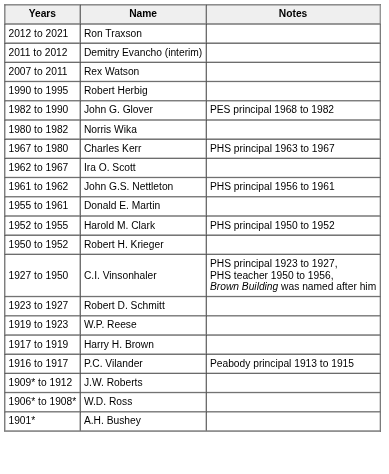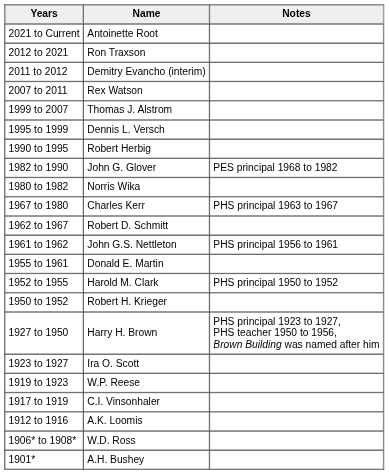+ row: (44, 33)
+ row: (38, 110)
+ row: (38, 129)
(110, 168) Ira O. Scott -> (128, 225) Robert D. Schmitt
(120, 275) C.I. Vinsonhaler -> (122, 333) Harry H. Brown
(124, 306) Robert D. Schmitt -> (113, 363) Ira O. Scott
(119, 344) Harry H. Brown -> (124, 402) C.I. Vinsonhaler
- row: (38, 363)
+ row: (38, 421)
- row: (40, 383)
